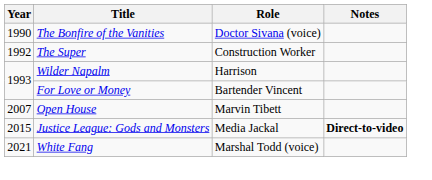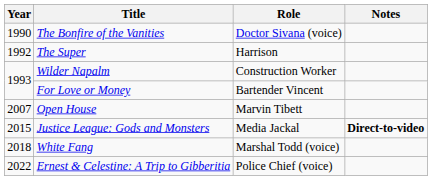(265, 52) Construction Worker -> (257, 52) Harrison
(236, 71) Harrison -> (286, 71) Construction Worker
(19, 147) 2021 -> (19, 147) 2018
+ row: (133, 166)
